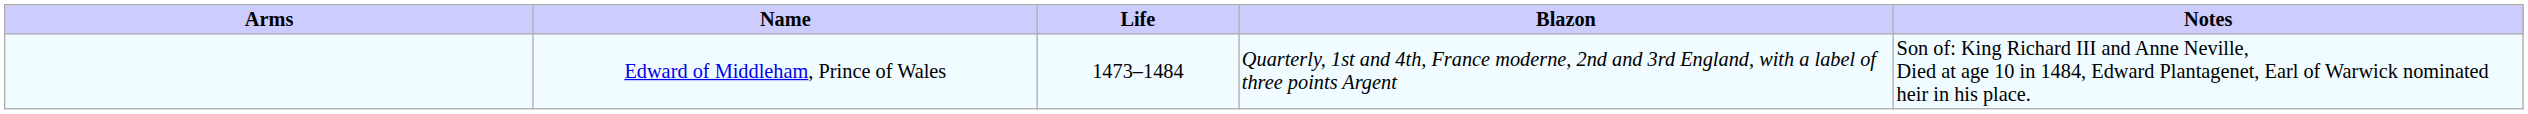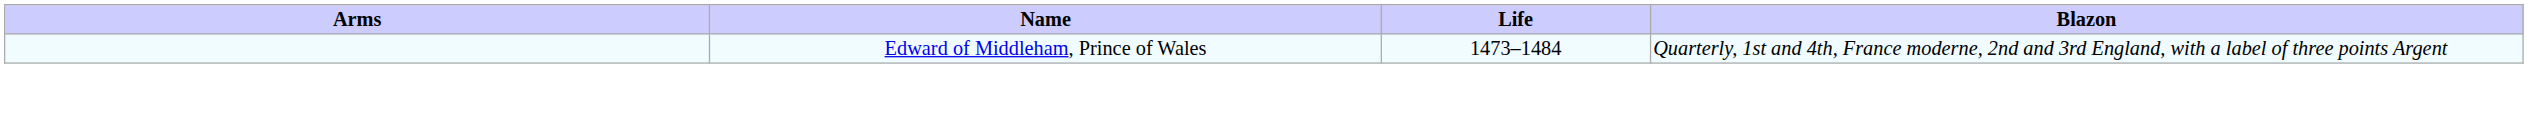- column: (2208, 19)
